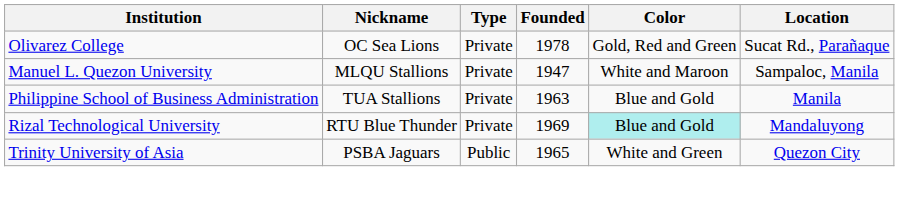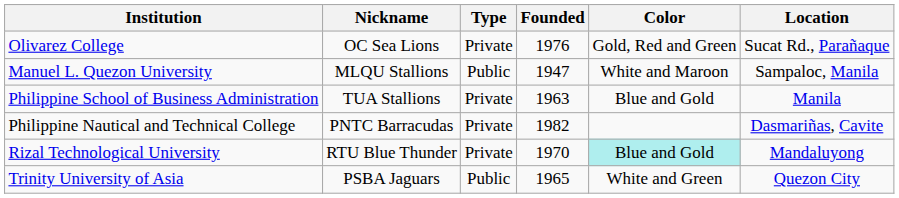(553, 44) 1978 -> (553, 44) 1976
(489, 71) Private -> (489, 71) Public
+ row: (152, 125)
(553, 125) 1969 -> (553, 152) 1970
